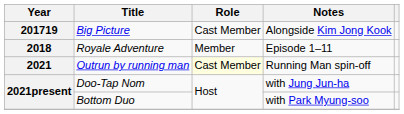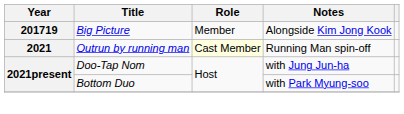(228, 30) Cast Member -> (215, 30) Member
- row: (120, 48)
